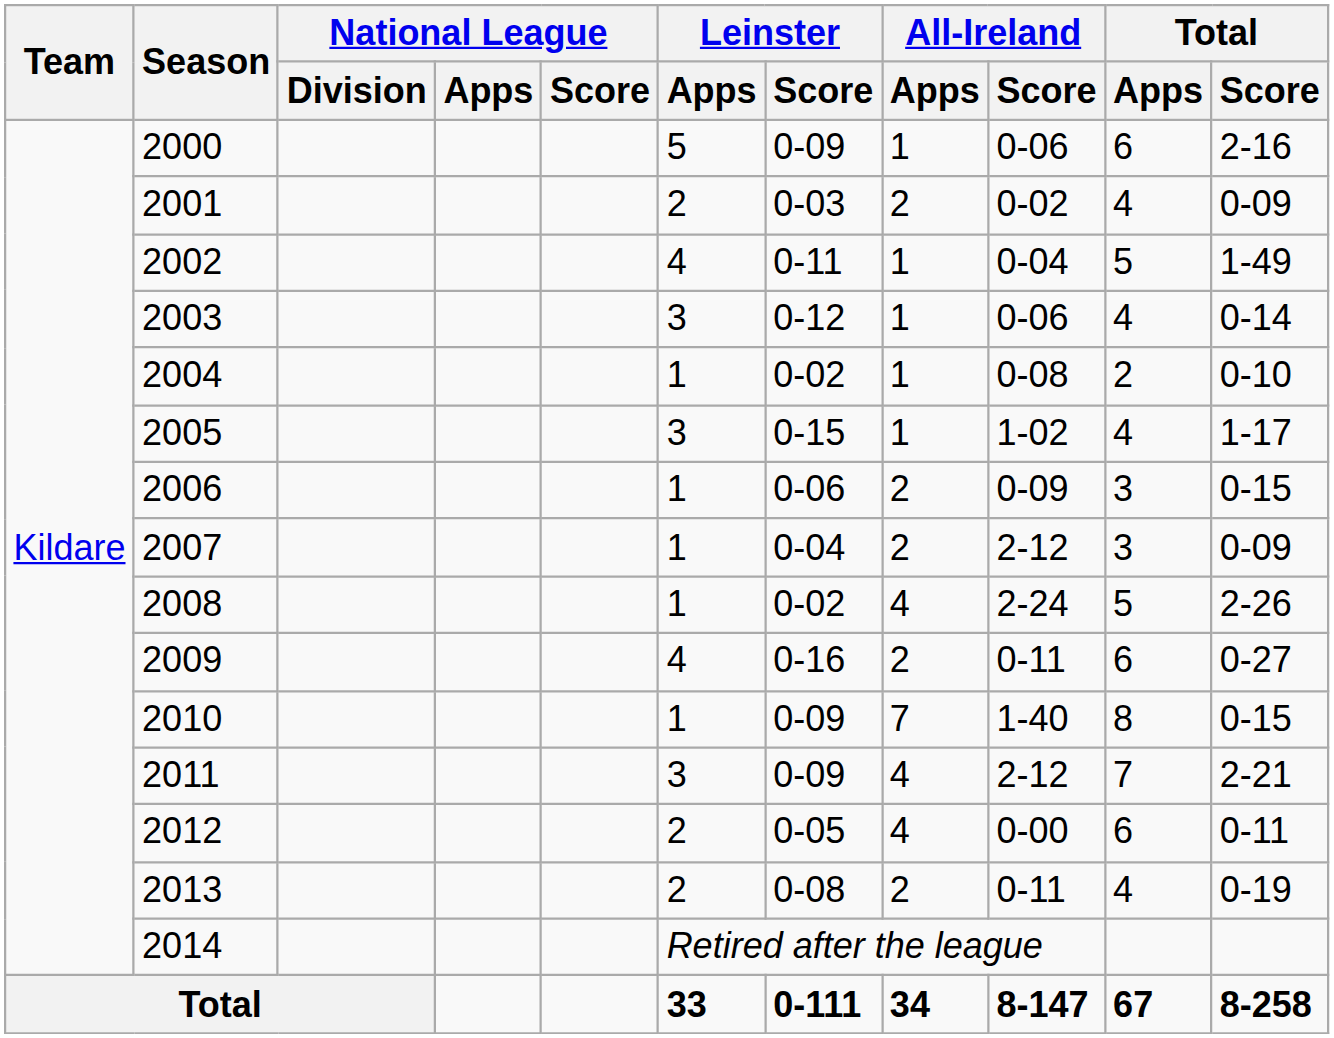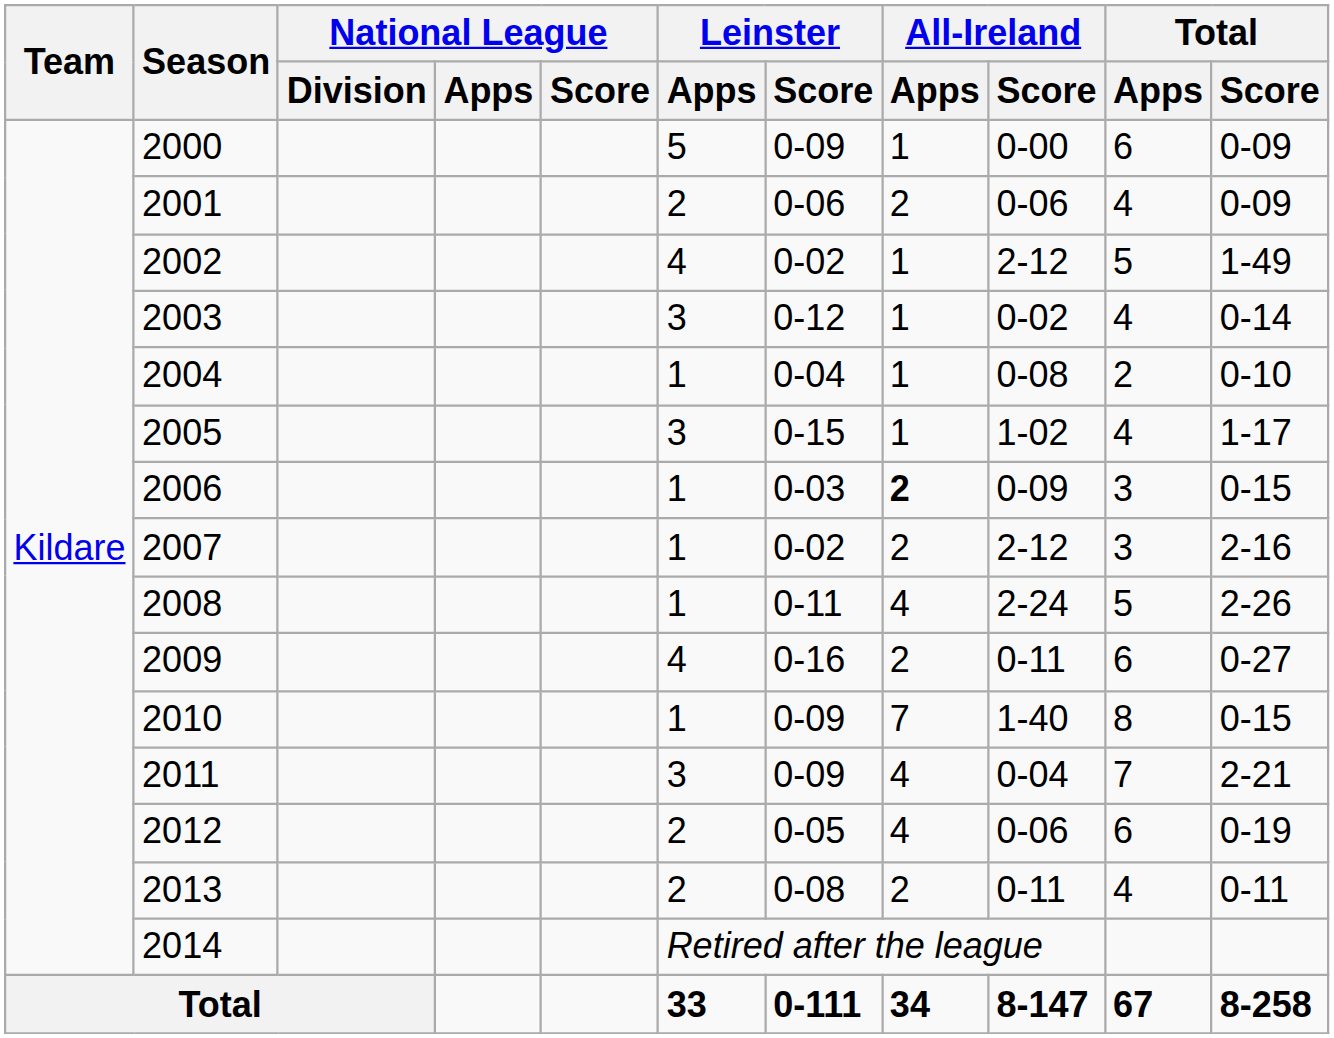(1032, 147) 0-06 -> (1032, 147) 0-00
(1256, 147) 2-16 -> (1256, 147) 0-09
(809, 204) 0-03 -> (809, 204) 0-06
(1032, 204) 0-02 -> (1032, 204) 0-06
(808, 261) 0-11 -> (809, 261) 0-02
(1032, 261) 0-04 -> (1032, 261) 2-12
(1032, 318) 0-06 -> (1032, 318) 0-02
(809, 375) 0-02 -> (809, 375) 0-04
(809, 489) 0-06 -> (809, 489) 0-03
(900, 489) normal -> (900, 489) bold
(809, 546) 0-04 -> (809, 546) 0-02
(1256, 546) 0-09 -> (1256, 546) 2-16
(809, 603) 0-02 -> (808, 603) 0-11
(1032, 775) 2-12 -> (1032, 775) 0-04
(1032, 832) 0-00 -> (1032, 832) 0-06
(1254, 832) 0-11 -> (1256, 832) 0-19
(1256, 889) 0-19 -> (1254, 889) 0-11
